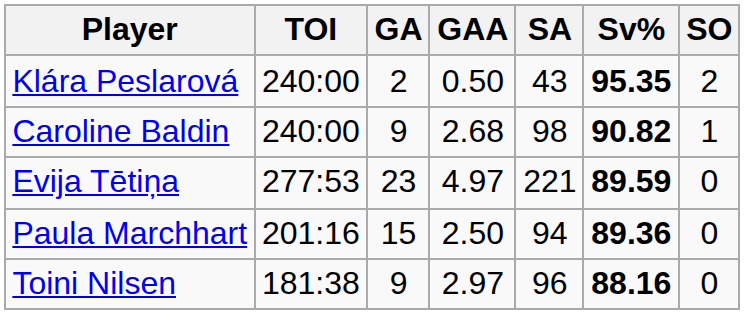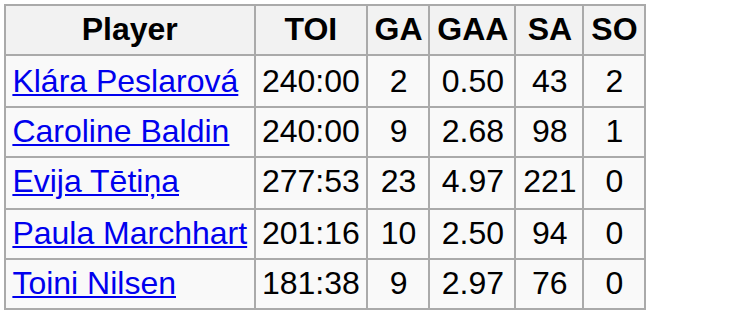- column: (631, 29)
(399, 232) 15 -> (399, 232) 10
(550, 283) 96 -> (550, 283) 76
